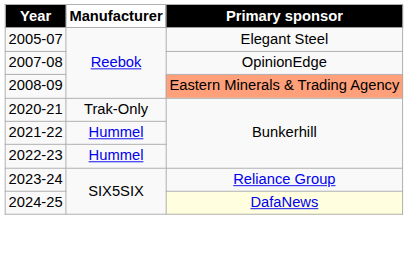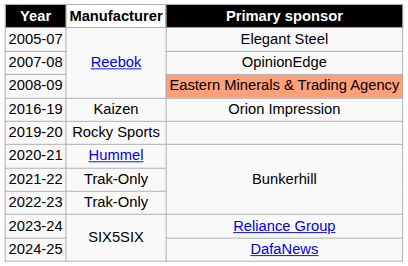+ row: (36, 109)
+ row: (36, 132)
(116, 109) Trak-Only -> (116, 156) Hummel
(116, 132) Hummel -> (116, 179) Trak-Only
(116, 156) Hummel -> (116, 202) Trak-Only
(284, 202) lightyellow background -> (284, 249) no background
